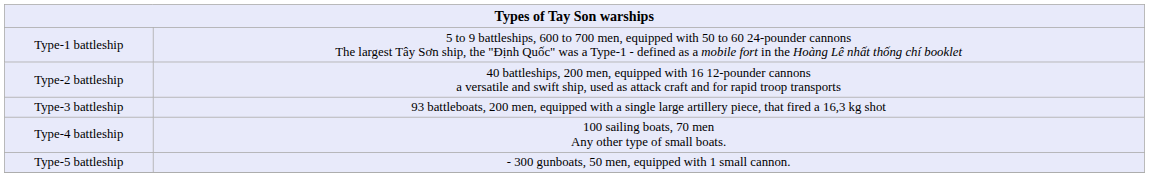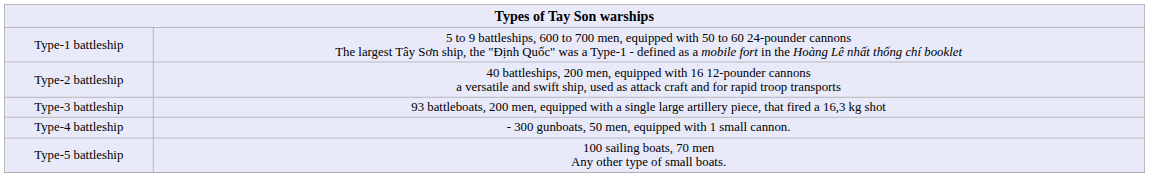(649, 134) 100 sailing boats, 70 men Any other type of small boats. -> (649, 127) - 300 gunboats, 50 men, equipped with 1 small cannon.
(649, 162) - 300 gunboats, 50 men, equipped with 1 small cannon. -> (649, 155) 100 sailing boats, 70 men Any other type of small boats.
